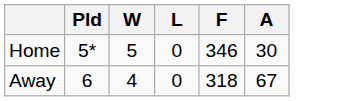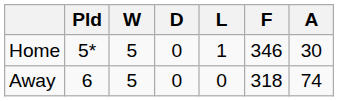+ column: (177, 19)
(177, 50) 0 -> (222, 50) 1
(132, 80) 4 -> (132, 80) 5
(266, 80) 67 -> (311, 80) 74
